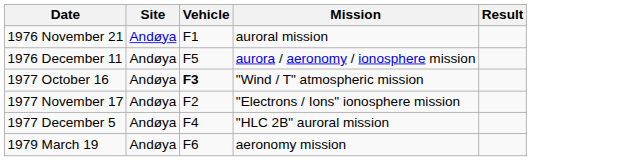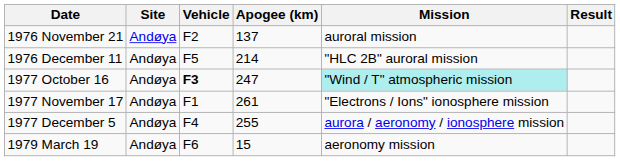+ column: (277, 15)
(191, 36) F1 -> (191, 36) F2
(356, 58) aurora / aeronomy / ionosphere mission -> (401, 58) "HLC 2B" auroral mission
(330, 79) no background -> (418, 79) paleturquoise background
(191, 101) F2 -> (191, 101) F1
(312, 123) "HLC 2B" auroral mission -> (444, 123) aurora / aeronomy / ionosphere mission
